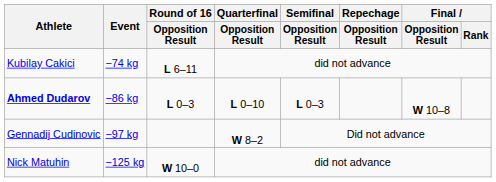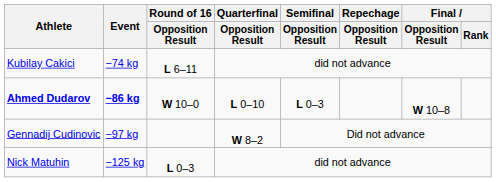(122, 99) normal -> (123, 99) bold
(181, 105) L 0–3 -> (181, 105) W 10–0
(181, 169) W 10–0 -> (181, 169) L 0–3
